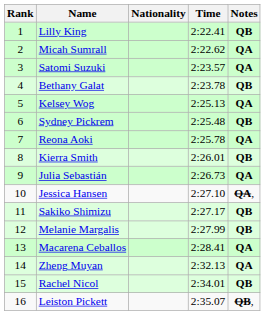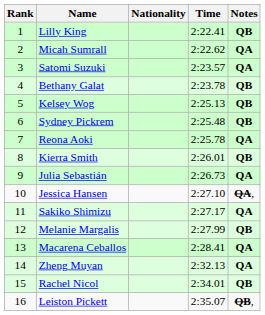(244, 103) QA -> (244, 103) QB
(244, 211) QB -> (244, 211) QA
